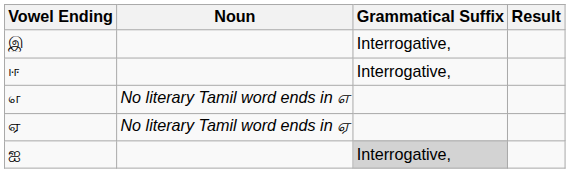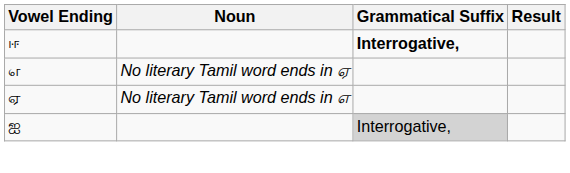- row: (16, 42)
(404, 71) normal -> (408, 43) bold
(235, 98) No literary Tamil word ends in எ -> (235, 70) No literary Tamil word ends in ஏ
(235, 125) No literary Tamil word ends in ஏ -> (235, 98) No literary Tamil word ends in எ
